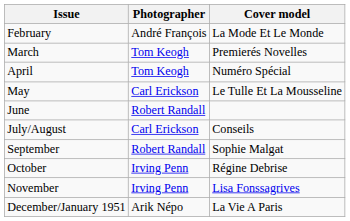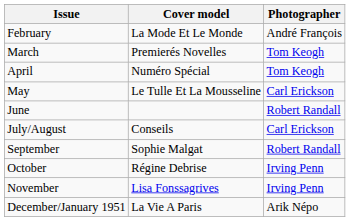columns swapped: (277, 14) <-> (169, 14)
